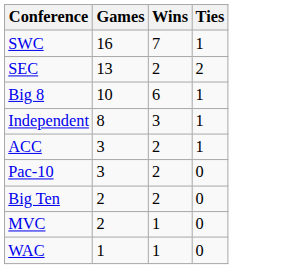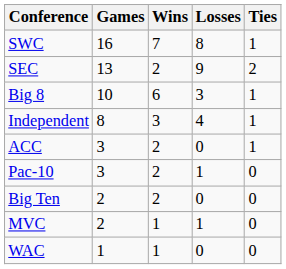+ column: (218, 17)
